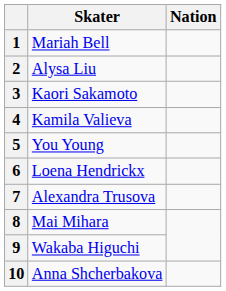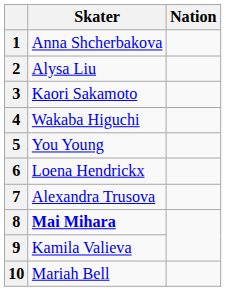(71, 42) Mariah Bell -> (97, 42) Anna Shcherbakova
(82, 119) Kamila Valieva -> (86, 119) Wakaba Higuchi
(70, 222) normal -> (74, 222) bold
(86, 247) Wakaba Higuchi -> (82, 247) Kamila Valieva
(97, 273) Anna Shcherbakova -> (71, 273) Mariah Bell
